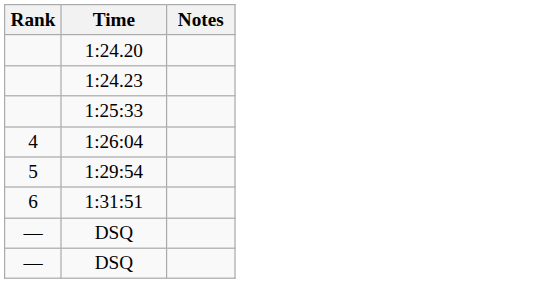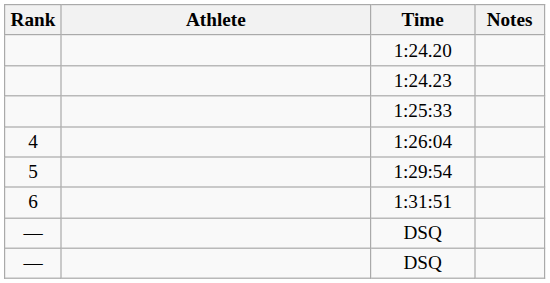+ column: (216, 19)
